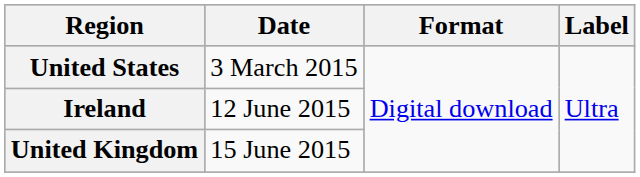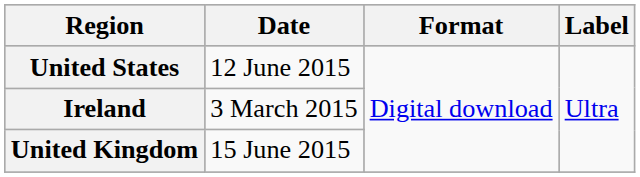(284, 66) 3 March 2015 -> (280, 66) 12 June 2015
(280, 108) 12 June 2015 -> (284, 108) 3 March 2015
